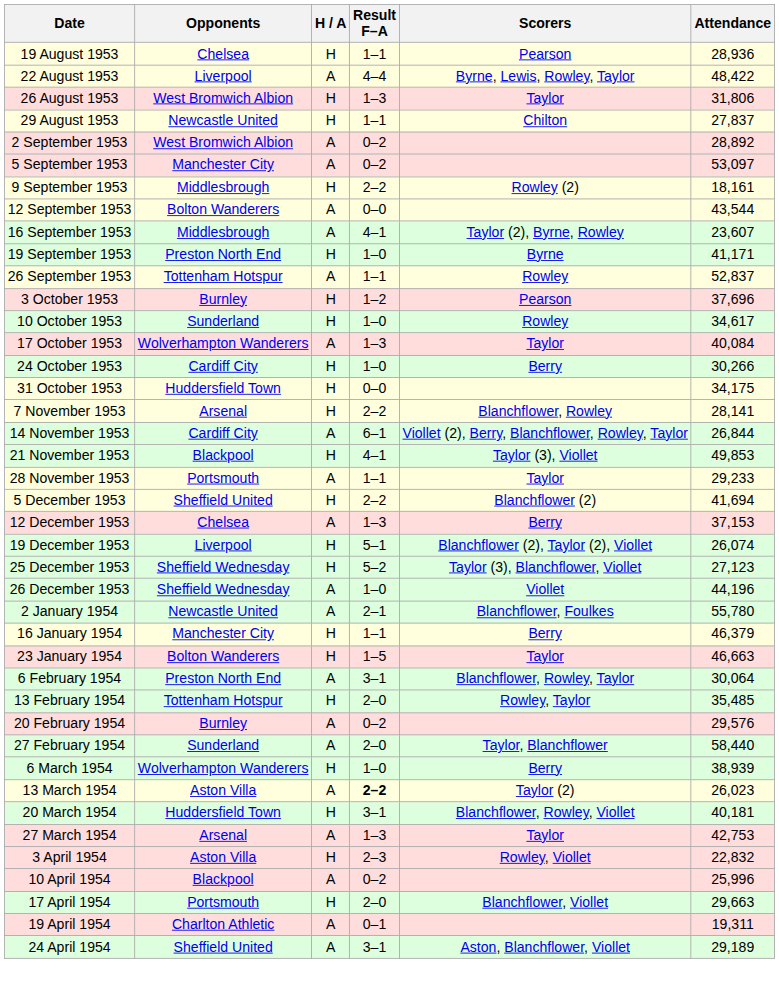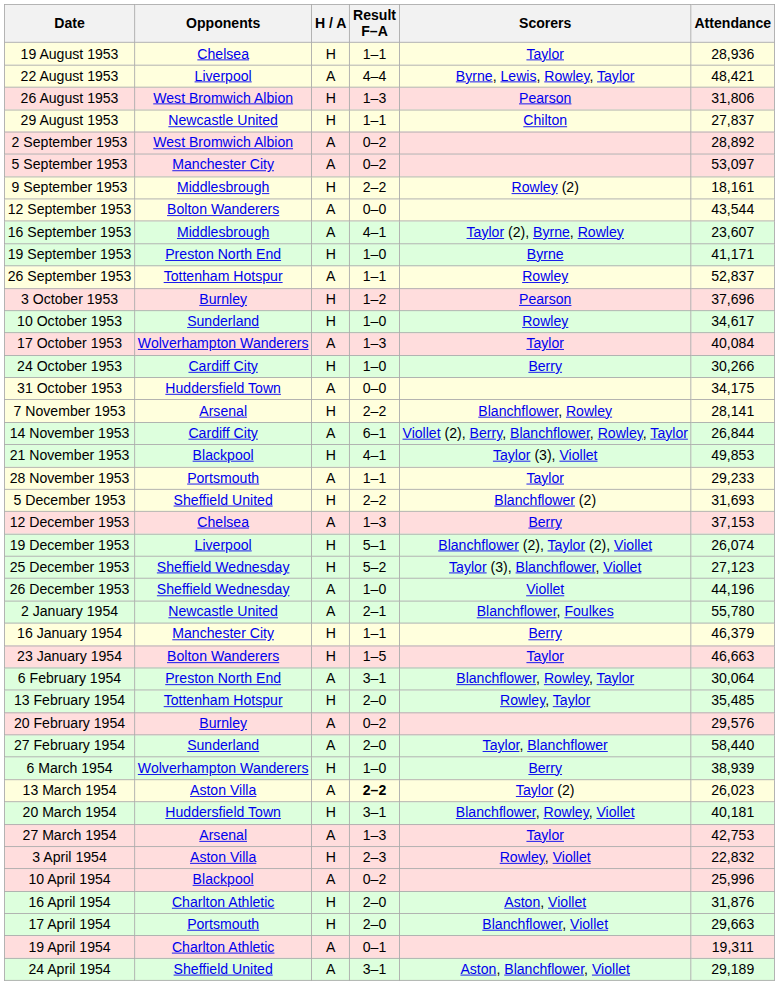(545, 53) Pearson -> (545, 53) Taylor
(733, 76) 48,422 -> (733, 76) 48,421
(545, 98) Taylor -> (545, 98) Pearson
(331, 388) H -> (331, 388) A
(733, 500) 41,694 -> (733, 500) 31,693
+ row: (70, 902)
